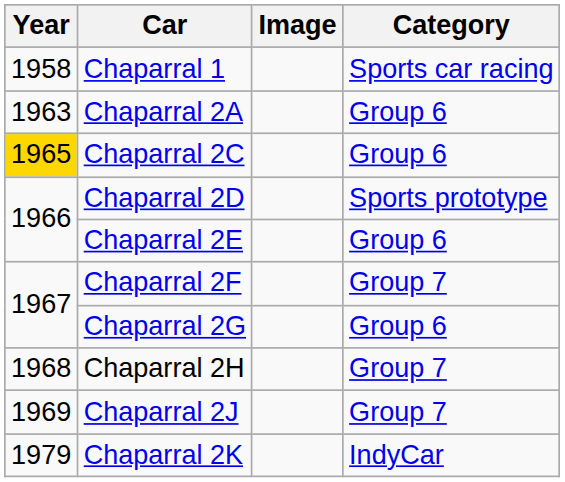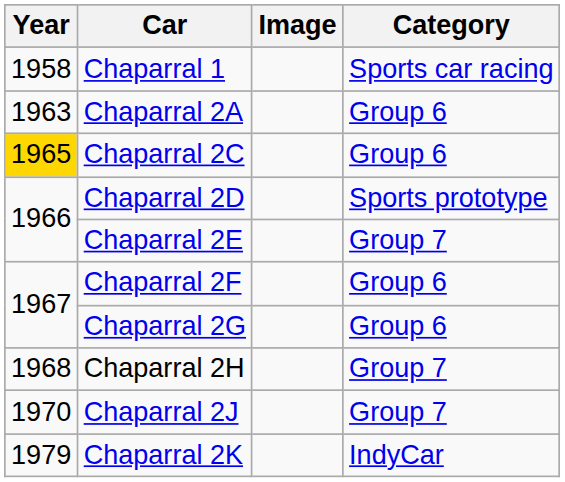(398, 240) Group 6 -> (398, 240) Group 7
(398, 283) Group 7 -> (398, 283) Group 6
(41, 411) 1969 -> (41, 411) 1970
